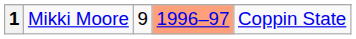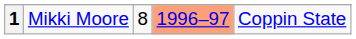(143, 19) 9 -> (143, 19) 8
